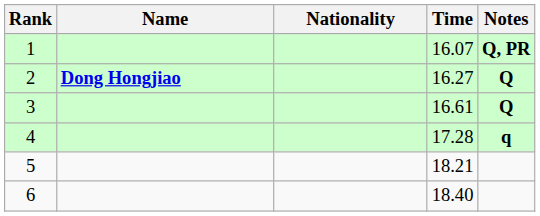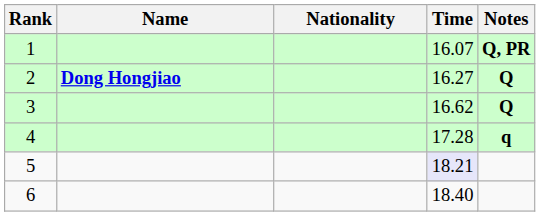(453, 107) 16.61 -> (453, 107) 16.62
(453, 166) no background -> (453, 166) lavender background
